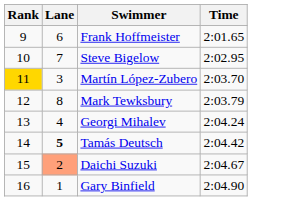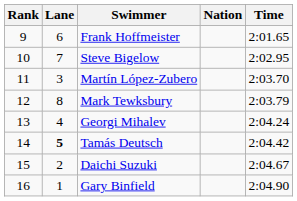+ column: (223, 15)
(23, 79) gold background -> (23, 79) no background
(60, 164) lightsalmon background -> (60, 164) no background
